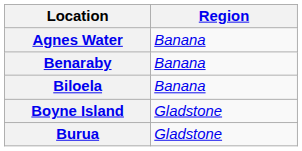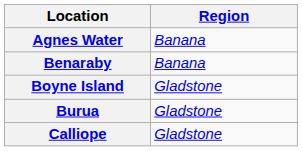- row: (78, 87)
+ row: (78, 134)
